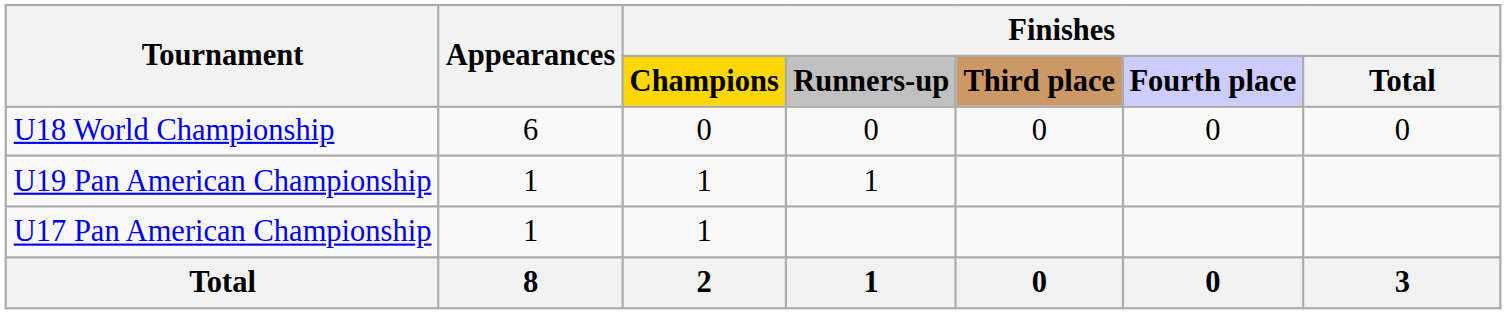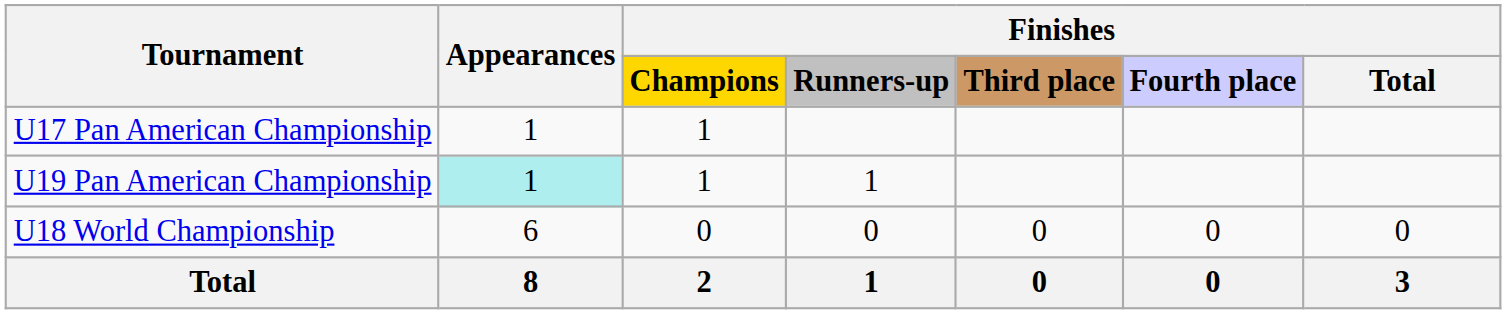rows swapped: (174, 130) <-> (223, 231)
(531, 181) no background -> (531, 181) paleturquoise background
